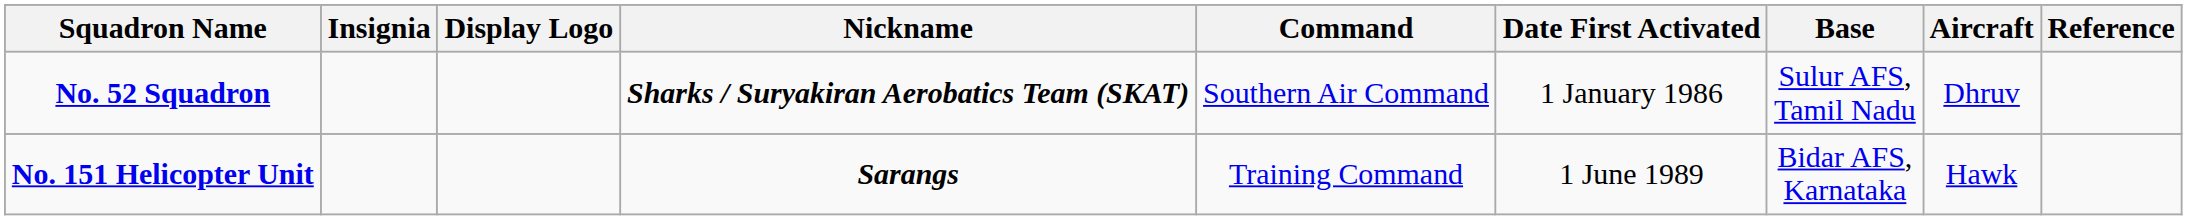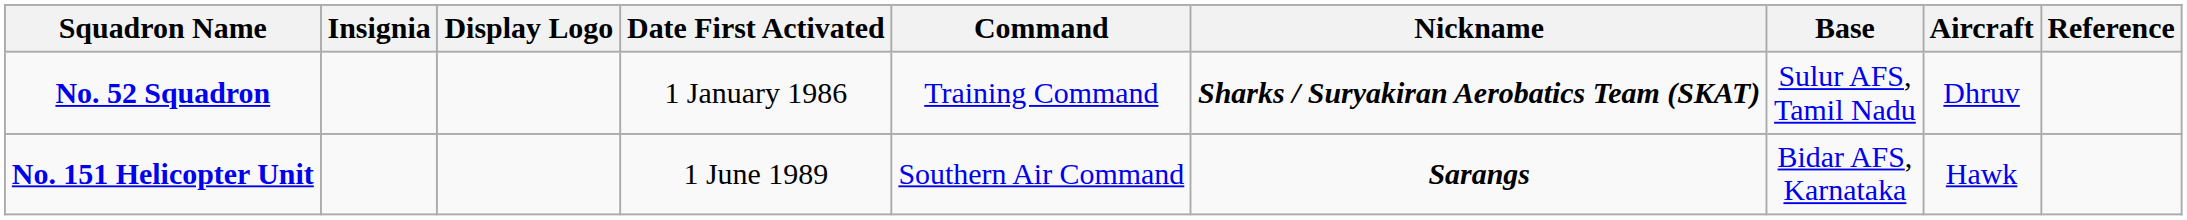columns swapped: (908, 28) <-> (1632, 28)
(1346, 92) Southern Air Command -> (1041, 92) Training Command
(1346, 173) Training Command -> (1041, 173) Southern Air Command
